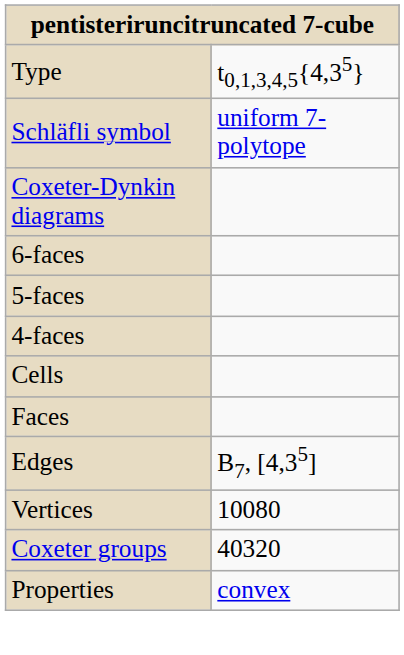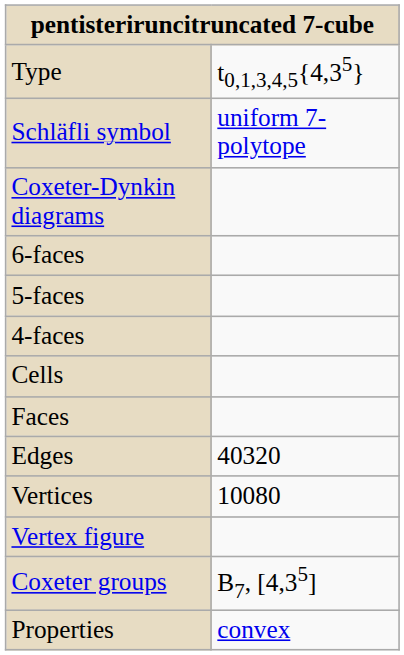(267, 462) B7, [4,35] -> (249, 455) 40320
+ row: (78, 536)
(249, 549) 40320 -> (267, 582) B7, [4,35]
